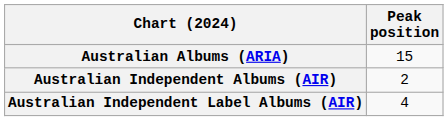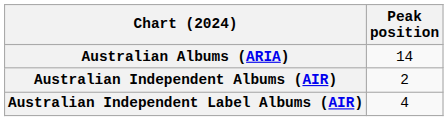(405, 56) 15 -> (405, 56) 14
